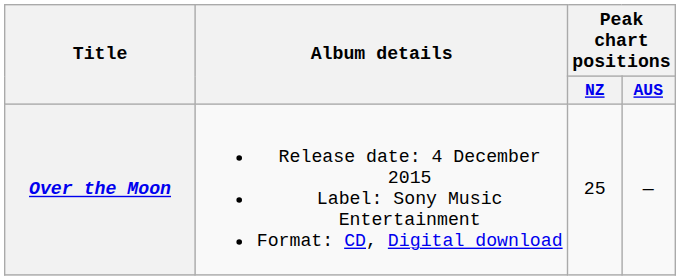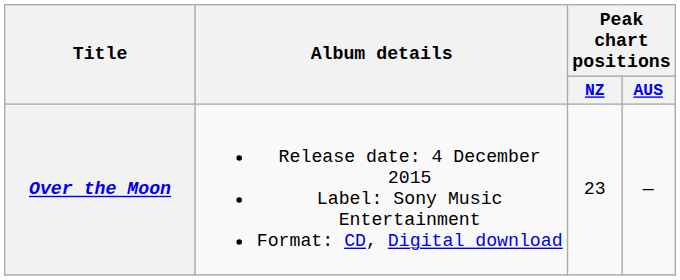(595, 189) 25 -> (595, 189) 23
